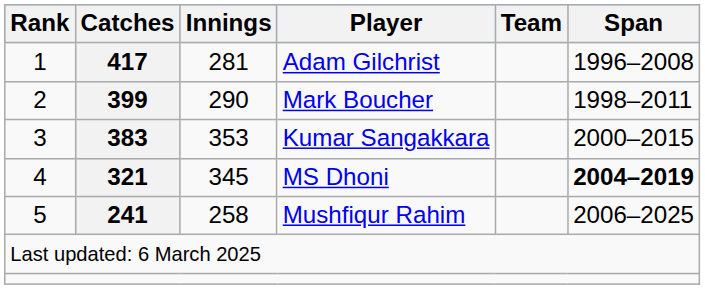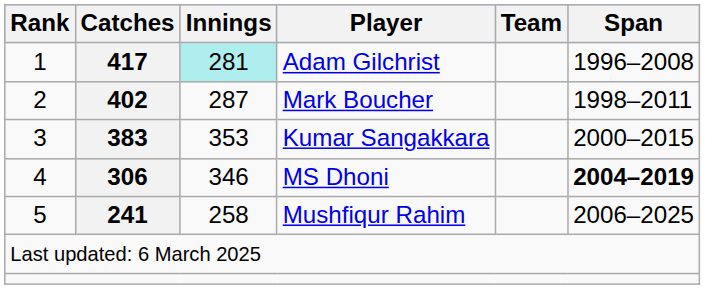(229, 61) no background -> (229, 61) paleturquoise background
(128, 100) 399 -> (128, 100) 402
(229, 100) 290 -> (229, 100) 287
(128, 176) 321 -> (128, 176) 306
(229, 176) 345 -> (229, 176) 346
